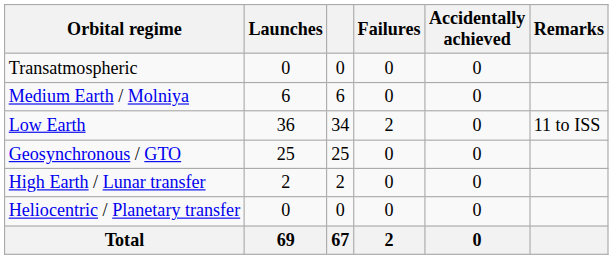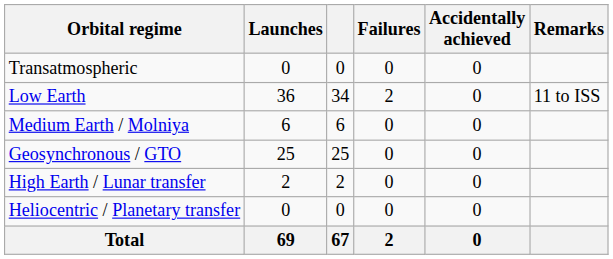rows swapped: (47, 125) <-> (99, 96)
